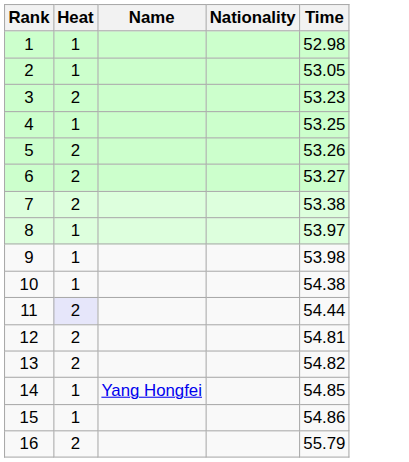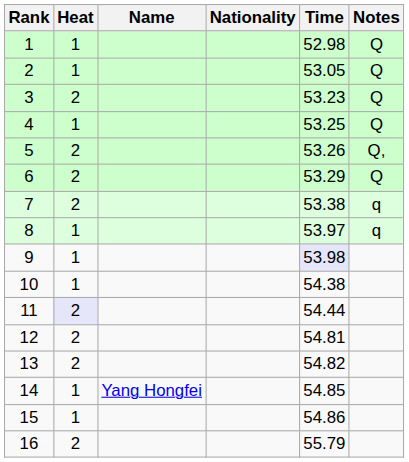+ column: (376, 17)
(324, 177) 53.27 -> (324, 177) 53.29
(324, 257) no background -> (324, 257) lavender background
